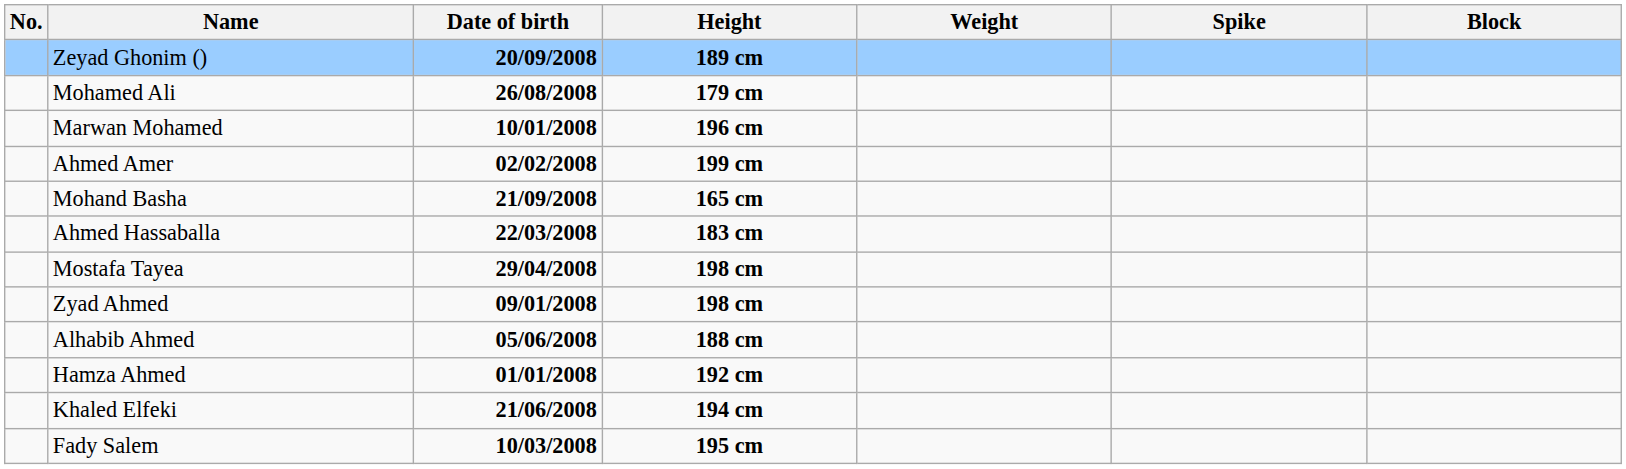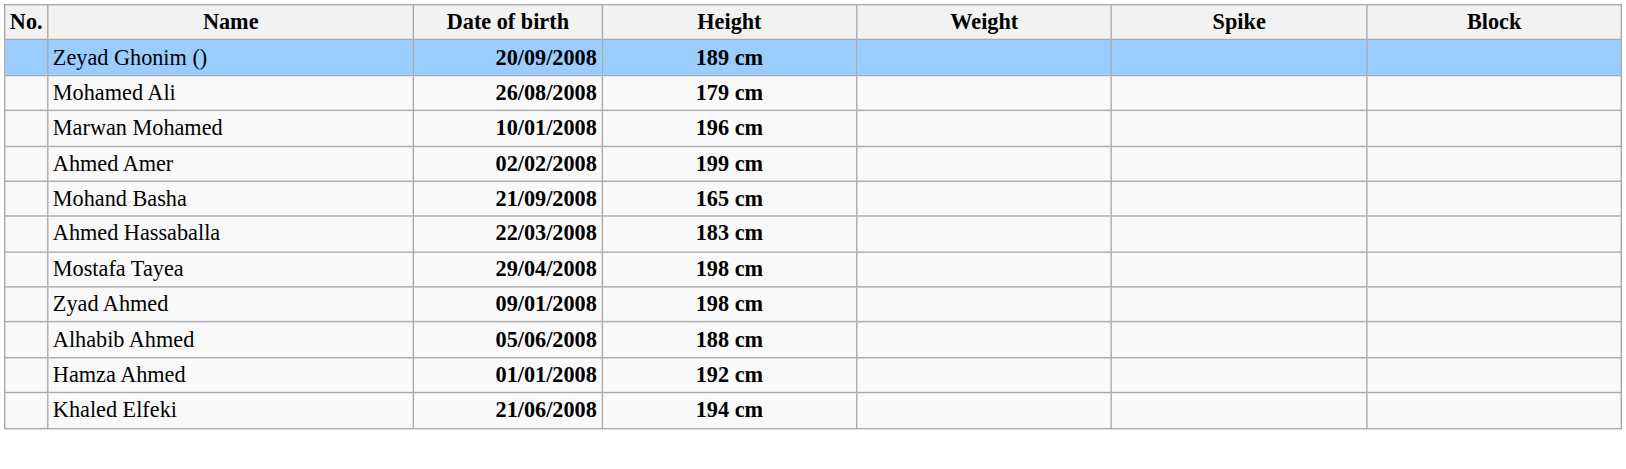- row: (106, 445)
